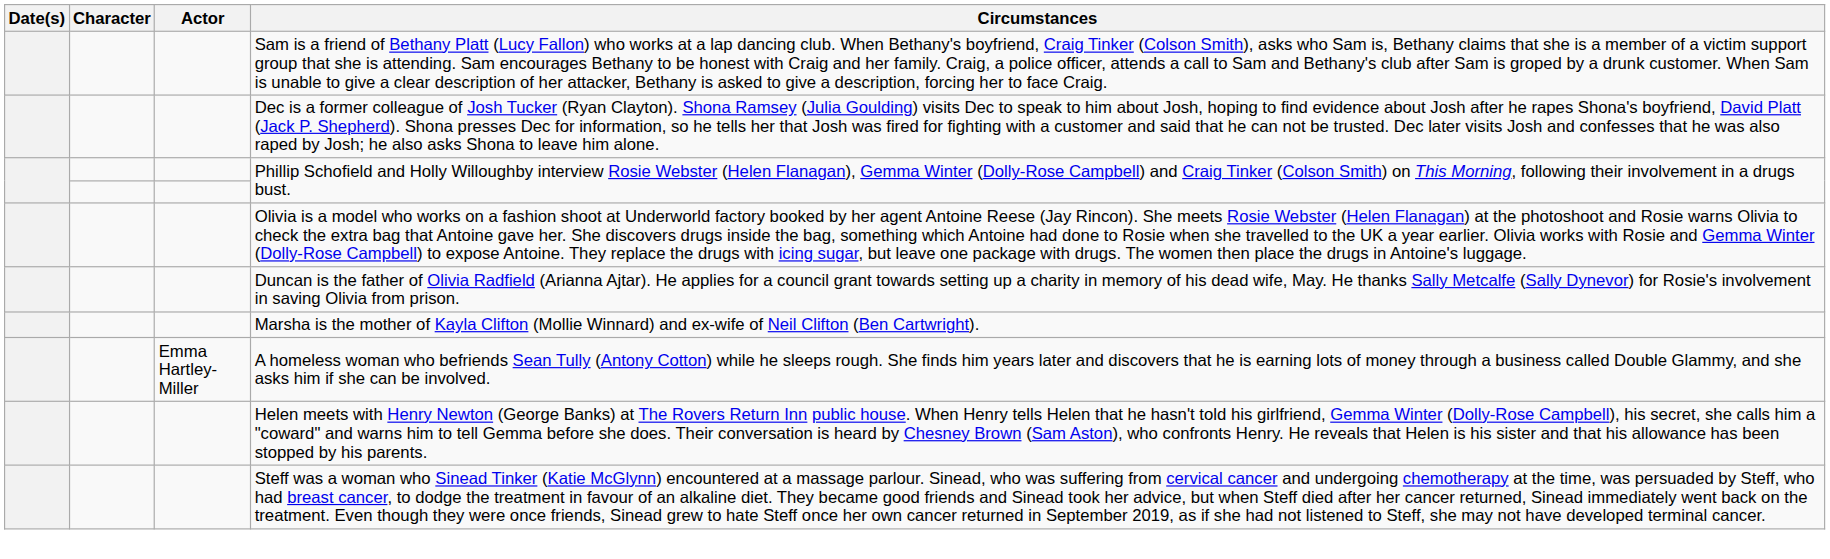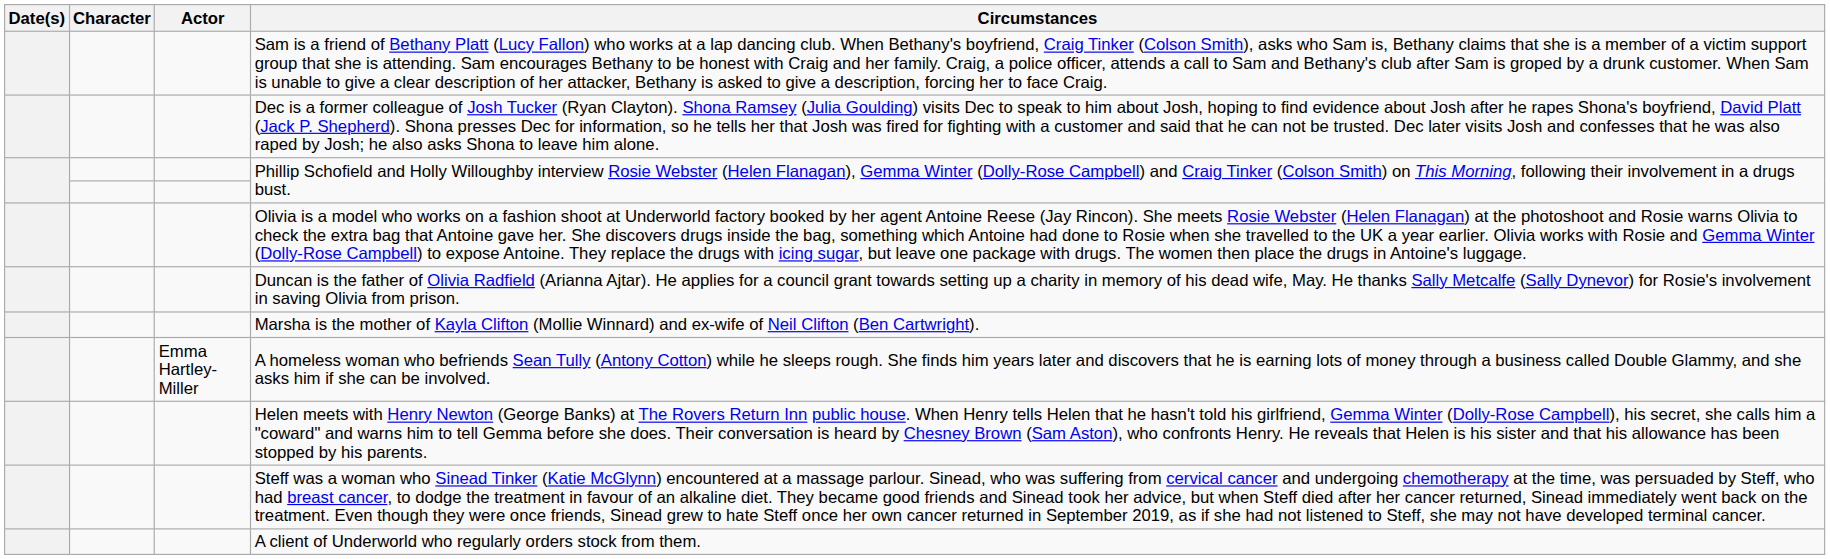+ row: (203, 542)
